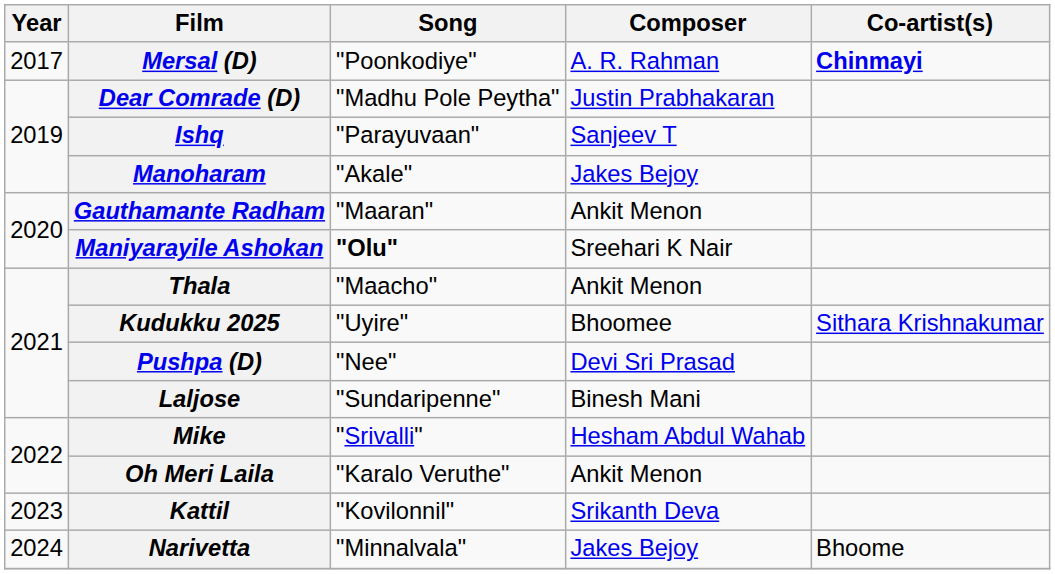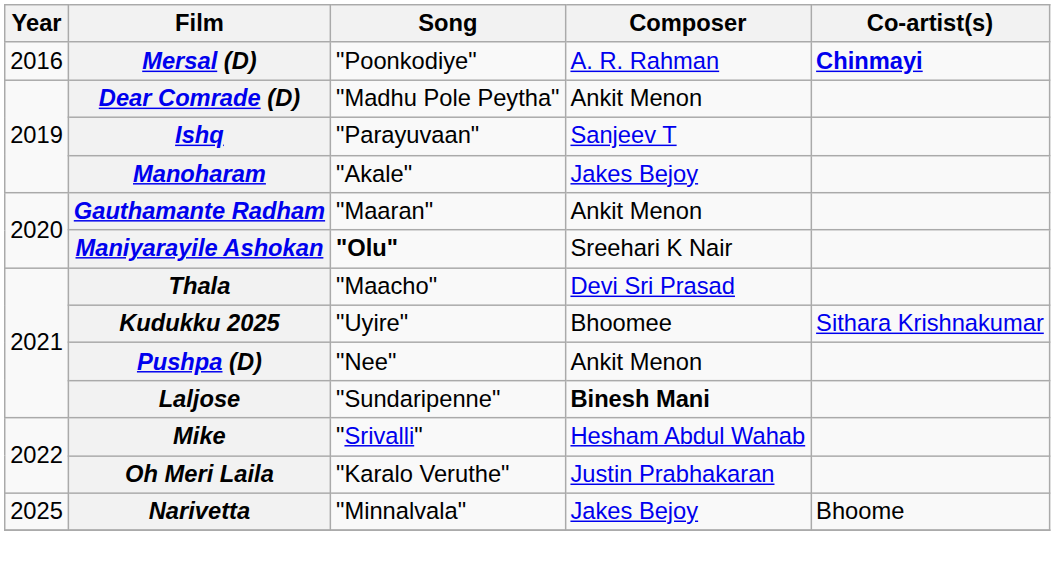(37, 60) 2017 -> (37, 60) 2016
(672, 98) Justin Prabhakaran -> (636, 98) Ankit Menon
(636, 286) Ankit Menon -> (653, 286) Devi Sri Prasad
(653, 361) Devi Sri Prasad -> (636, 361) Ankit Menon
(636, 398) normal -> (640, 398) bold
(636, 473) Ankit Menon -> (672, 473) Justin Prabhakaran
- row: (199, 511)
(37, 549) 2024 -> (37, 511) 2025
